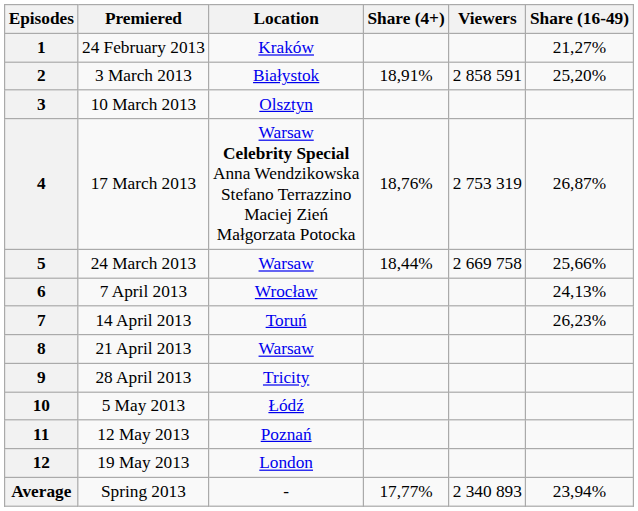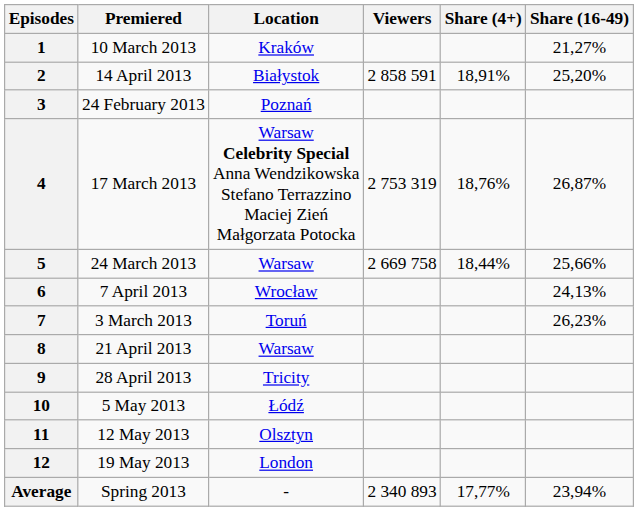columns swapped: (487, 19) <-> (406, 19)
(143, 47) 24 February 2013 -> (143, 47) 10 March 2013
(143, 76) 3 March 2013 -> (143, 76) 14 April 2013
(143, 104) 10 March 2013 -> (143, 104) 24 February 2013
(286, 104) Olsztyn -> (286, 104) Poznań
(143, 320) 14 April 2013 -> (143, 320) 3 March 2013
(286, 434) Poznań -> (286, 434) Olsztyn
